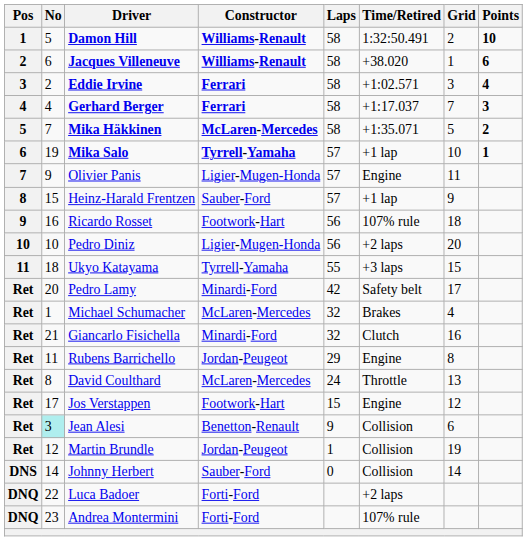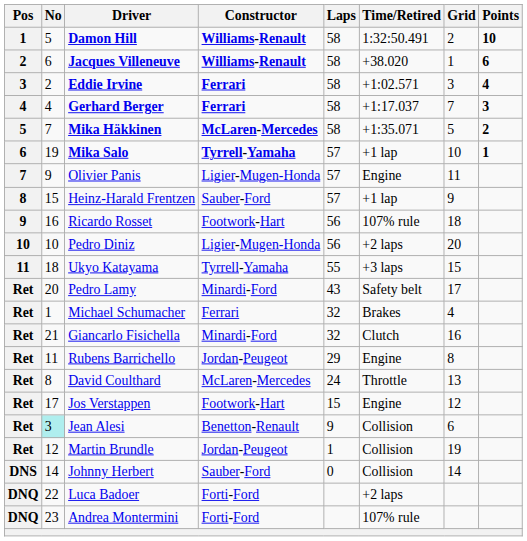(334, 289) 42 -> (334, 289) 43
(256, 312) McLaren-Mercedes -> (220, 312) Ferrari
